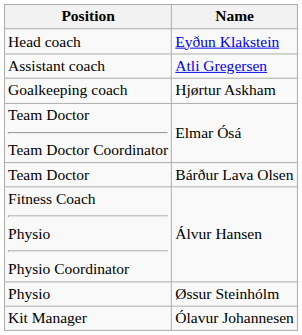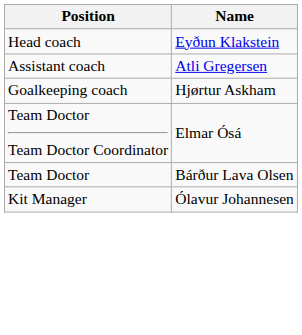- row: (88, 234)
- row: (29, 293)
